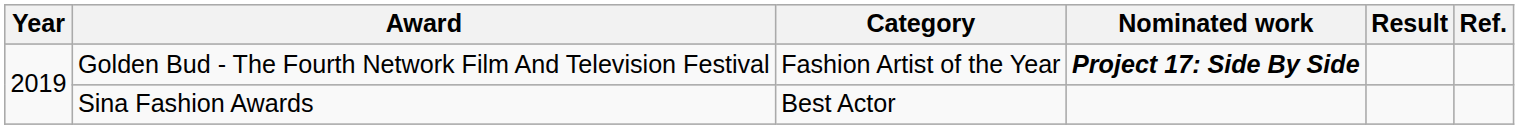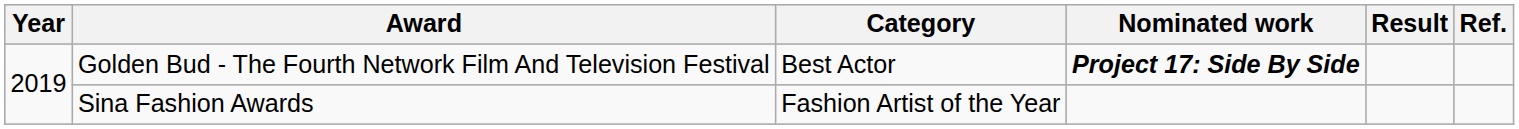(921, 64) Fashion Artist of the Year -> (838, 64) Best Actor
(838, 104) Best Actor -> (921, 104) Fashion Artist of the Year
